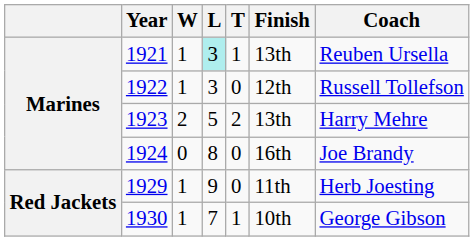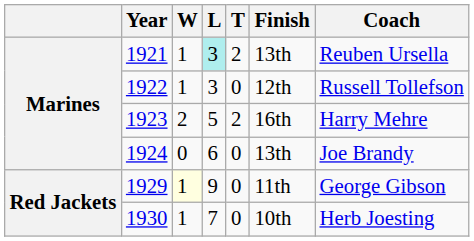(236, 53) 1 -> (236, 53) 2
(273, 119) 13th -> (273, 119) 16th
(213, 152) 8 -> (213, 152) 6
(273, 152) 16th -> (273, 152) 13th
(182, 185) no background -> (182, 185) lightyellow background
(377, 185) Herb Joesting -> (383, 185) George Gibson
(236, 218) 1 -> (236, 218) 0
(383, 218) George Gibson -> (377, 218) Herb Joesting
